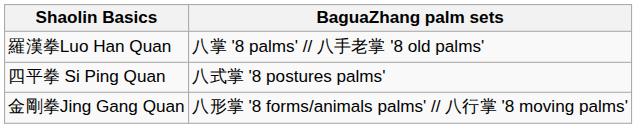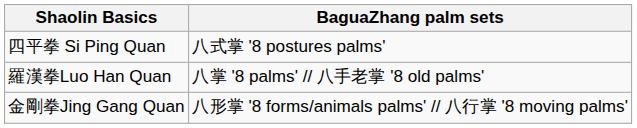rows swapped: (87, 76) <-> (90, 46)
